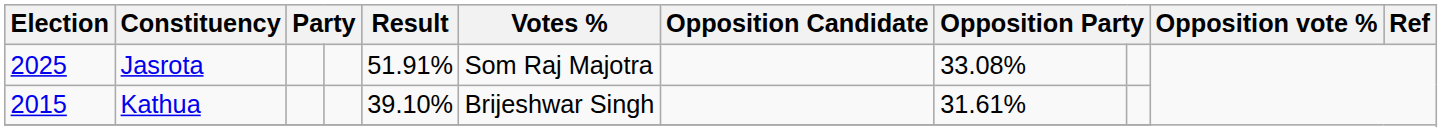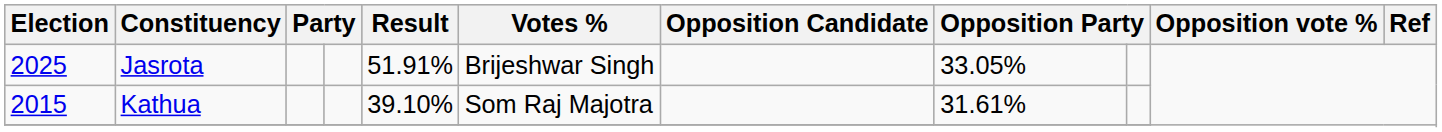(559, 64) Som Raj Majotra -> (560, 64) Brijeshwar Singh
(983, 64) 33.08% -> (983, 64) 33.05%
(560, 104) Brijeshwar Singh -> (559, 104) Som Raj Majotra
